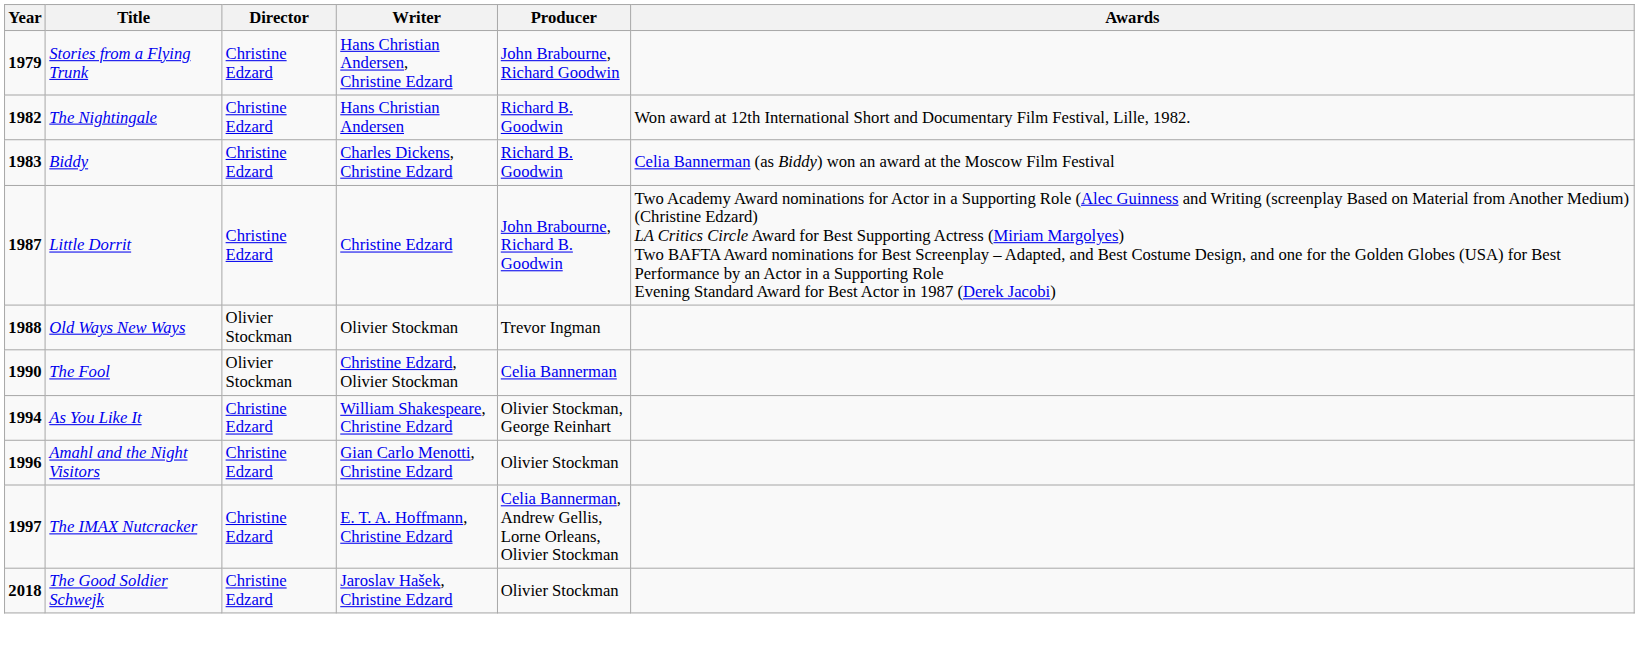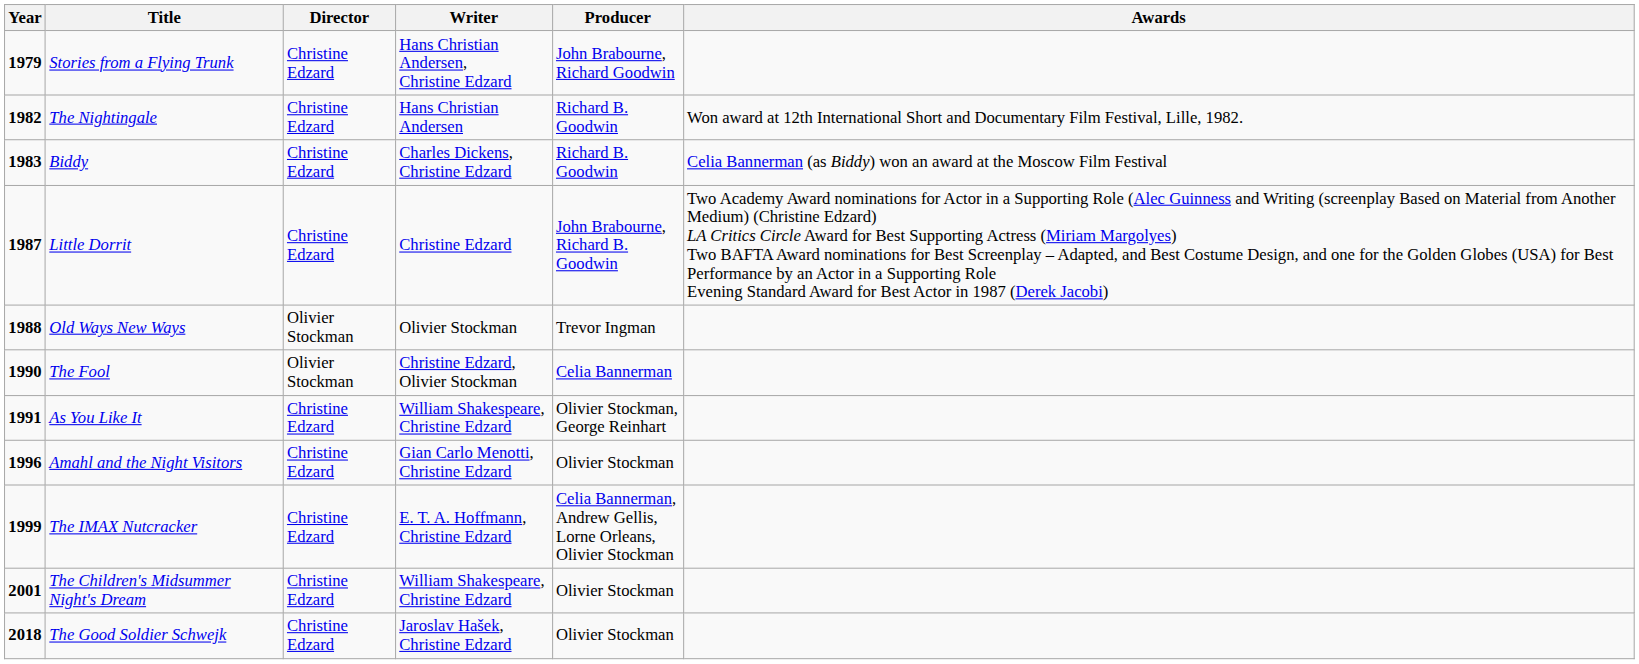(25, 417) 1994 -> (25, 417) 1991
(25, 526) 1997 -> (25, 526) 1999
+ row: (140, 590)
